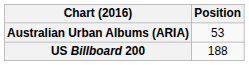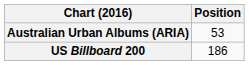(218, 51) 188 -> (218, 51) 186
